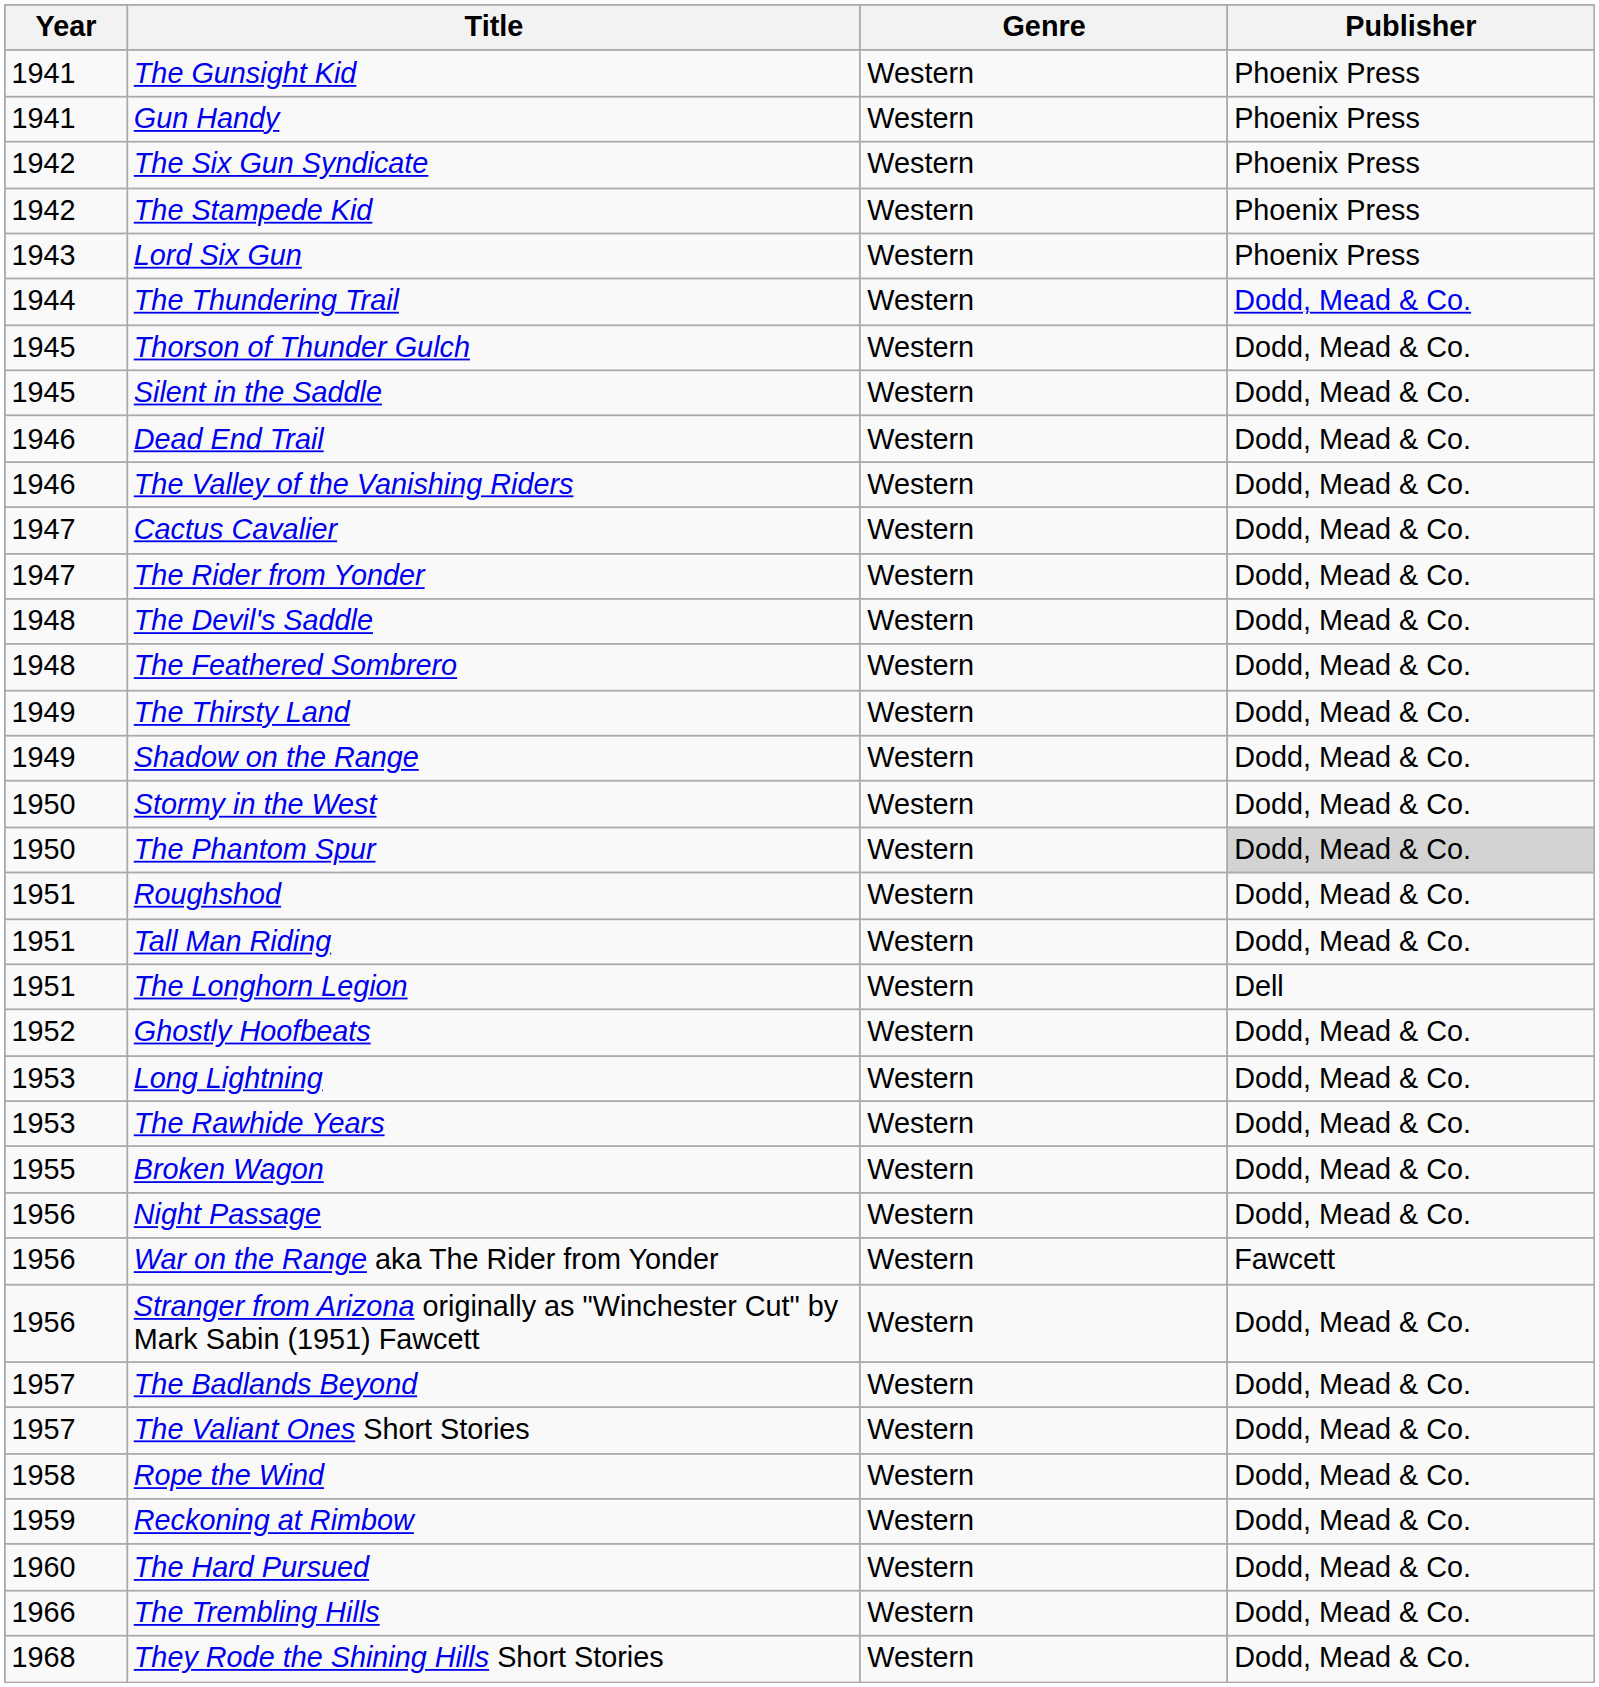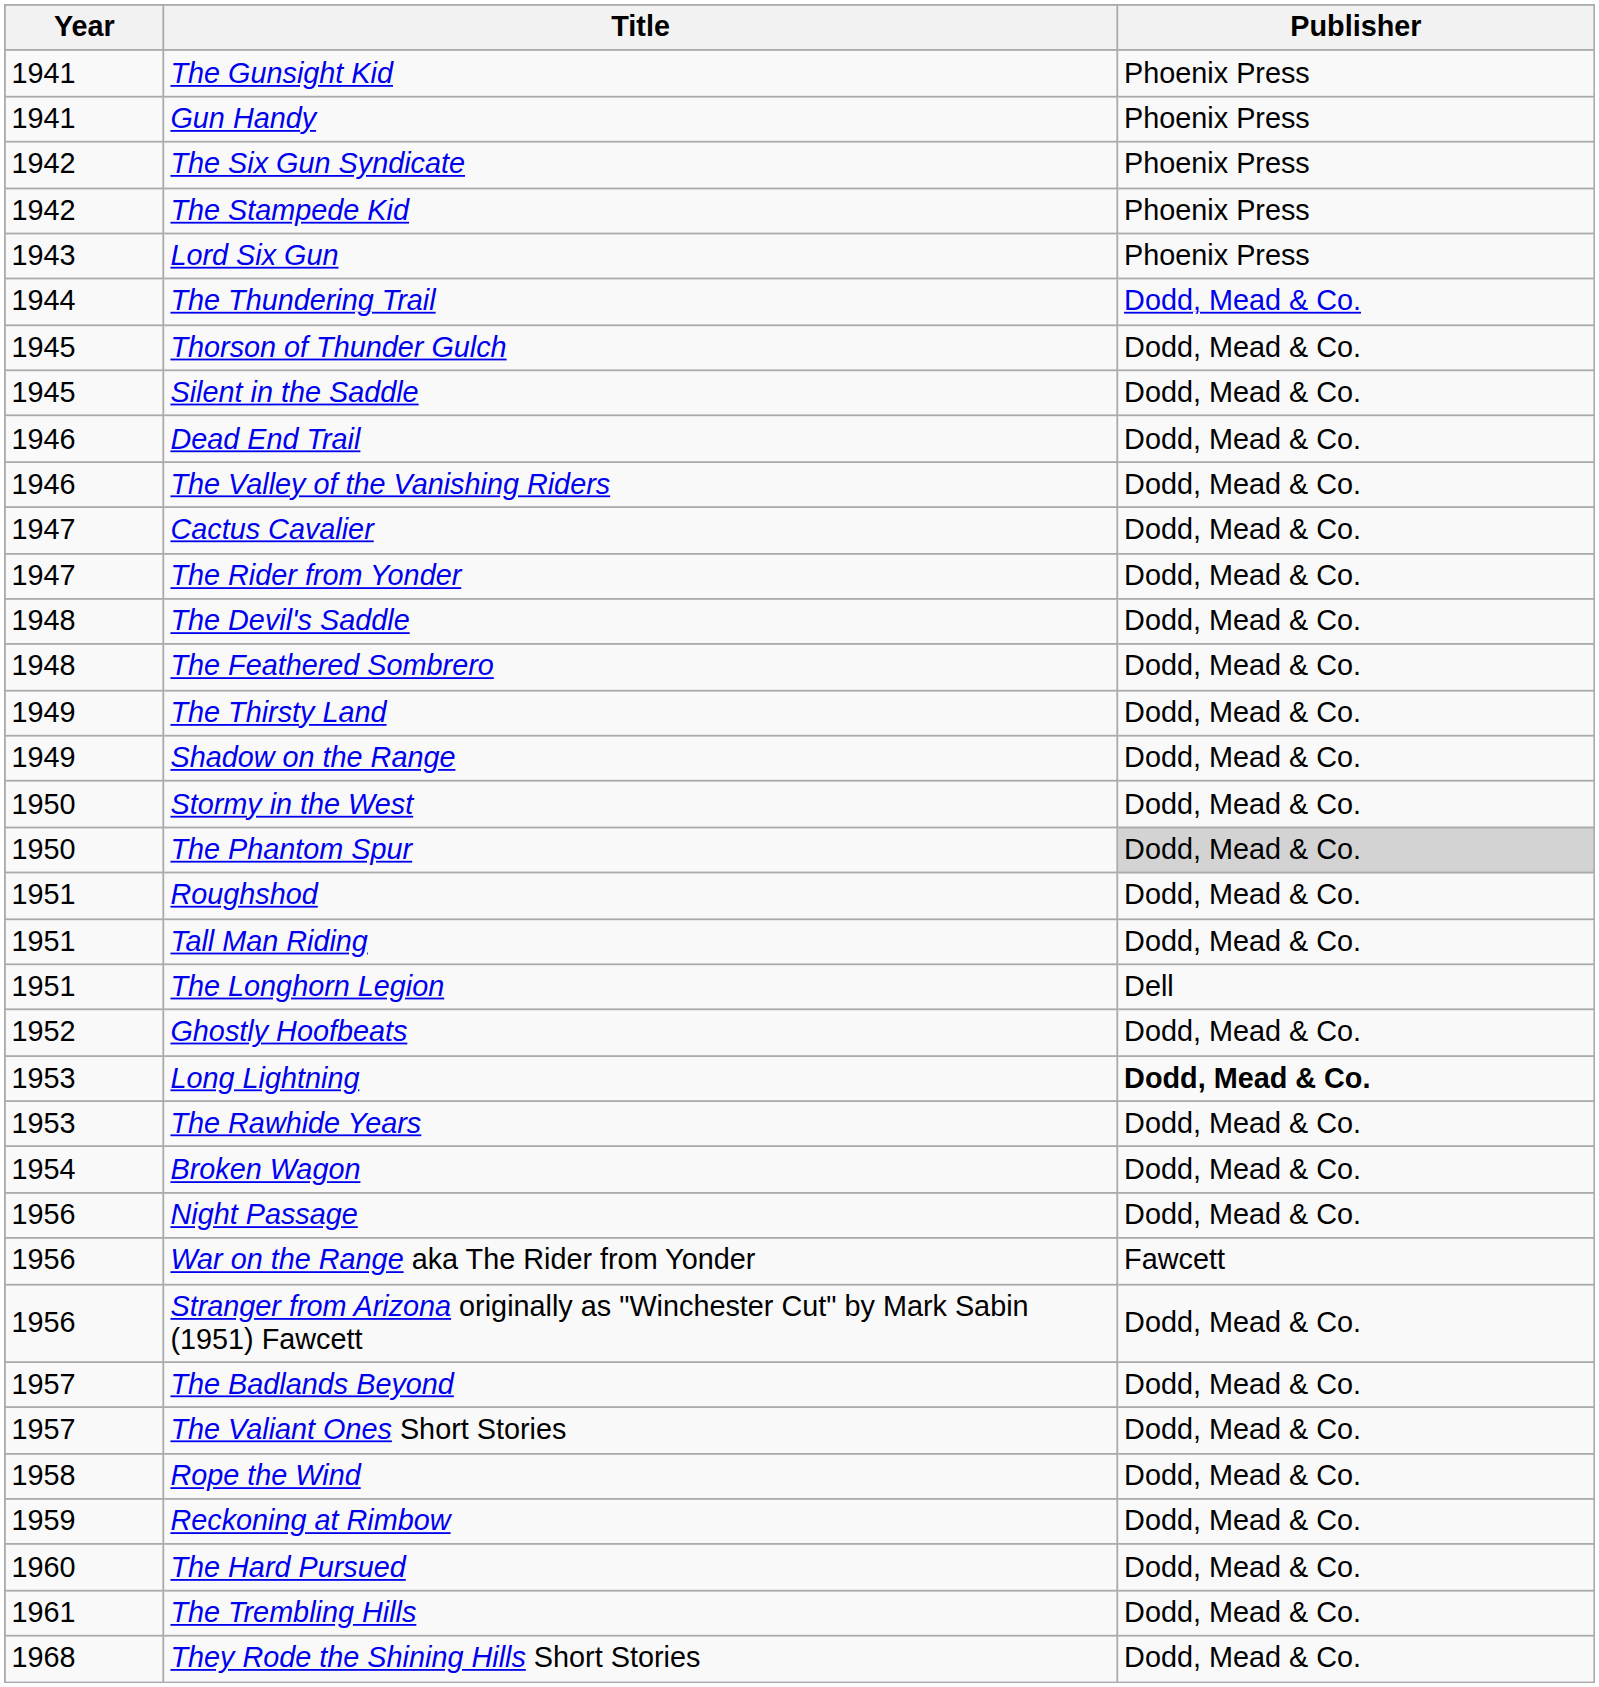- column: (1044, 27)
(1353, 1077) normal -> (1247, 1077) bold
(44, 1169) 1955 -> (44, 1169) 1954
(44, 1612) 1966 -> (44, 1612) 1961
